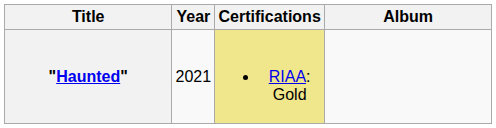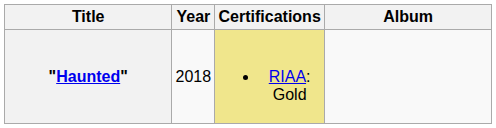(193, 76) 2021 -> (193, 76) 2018
